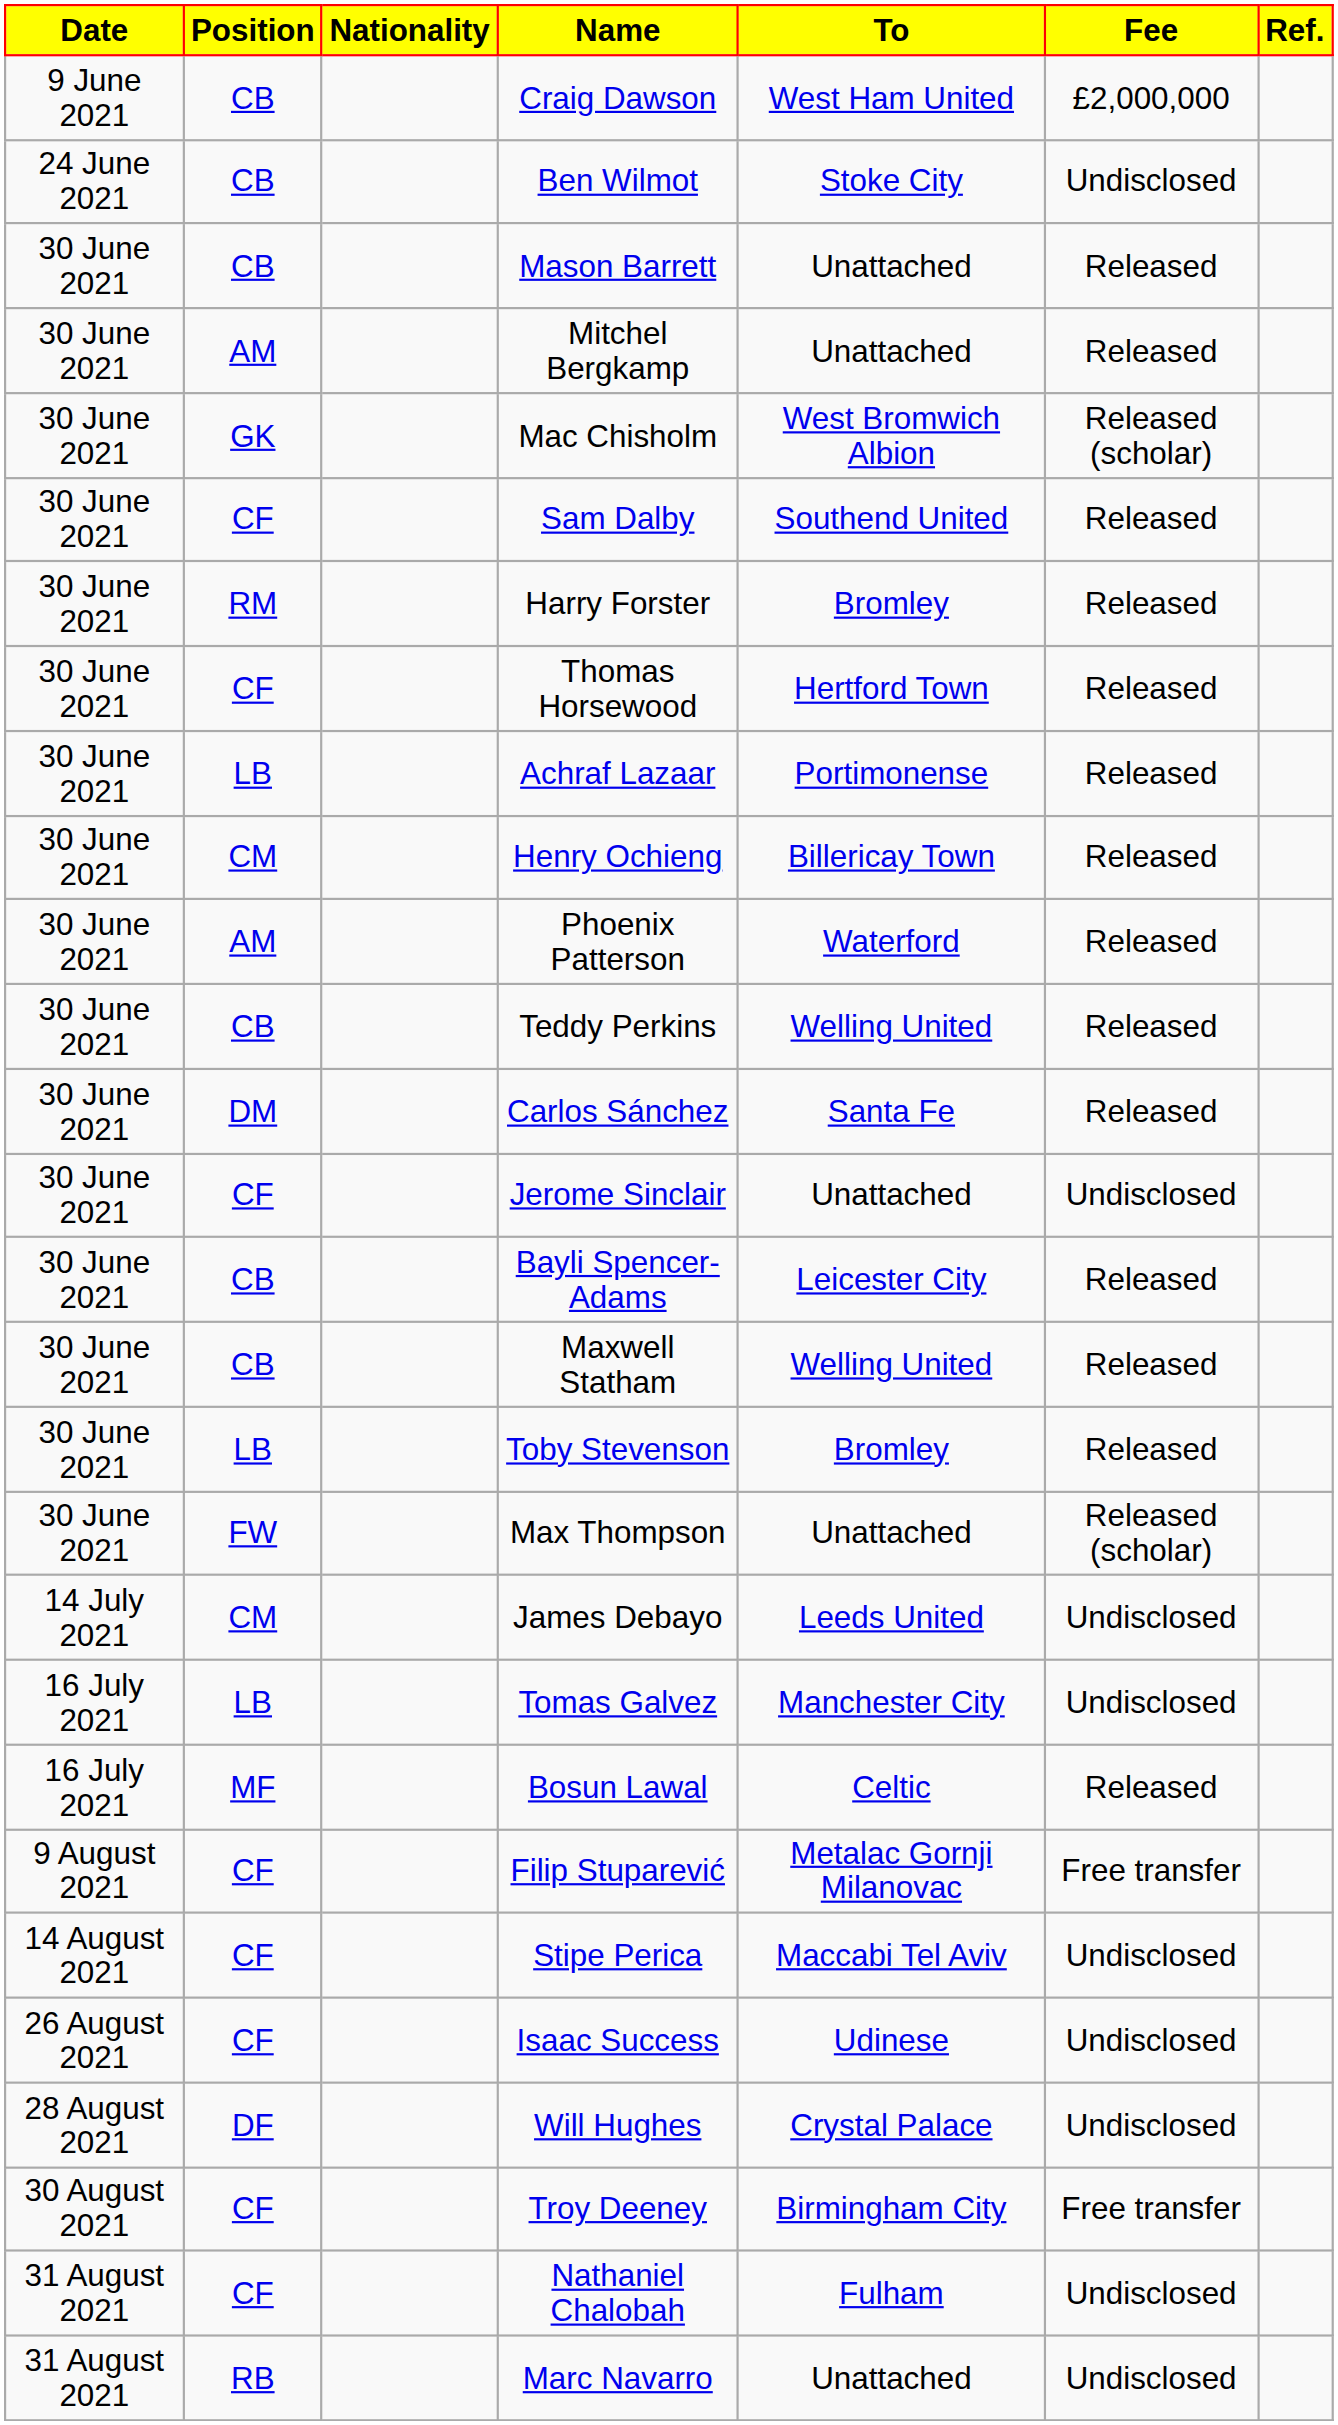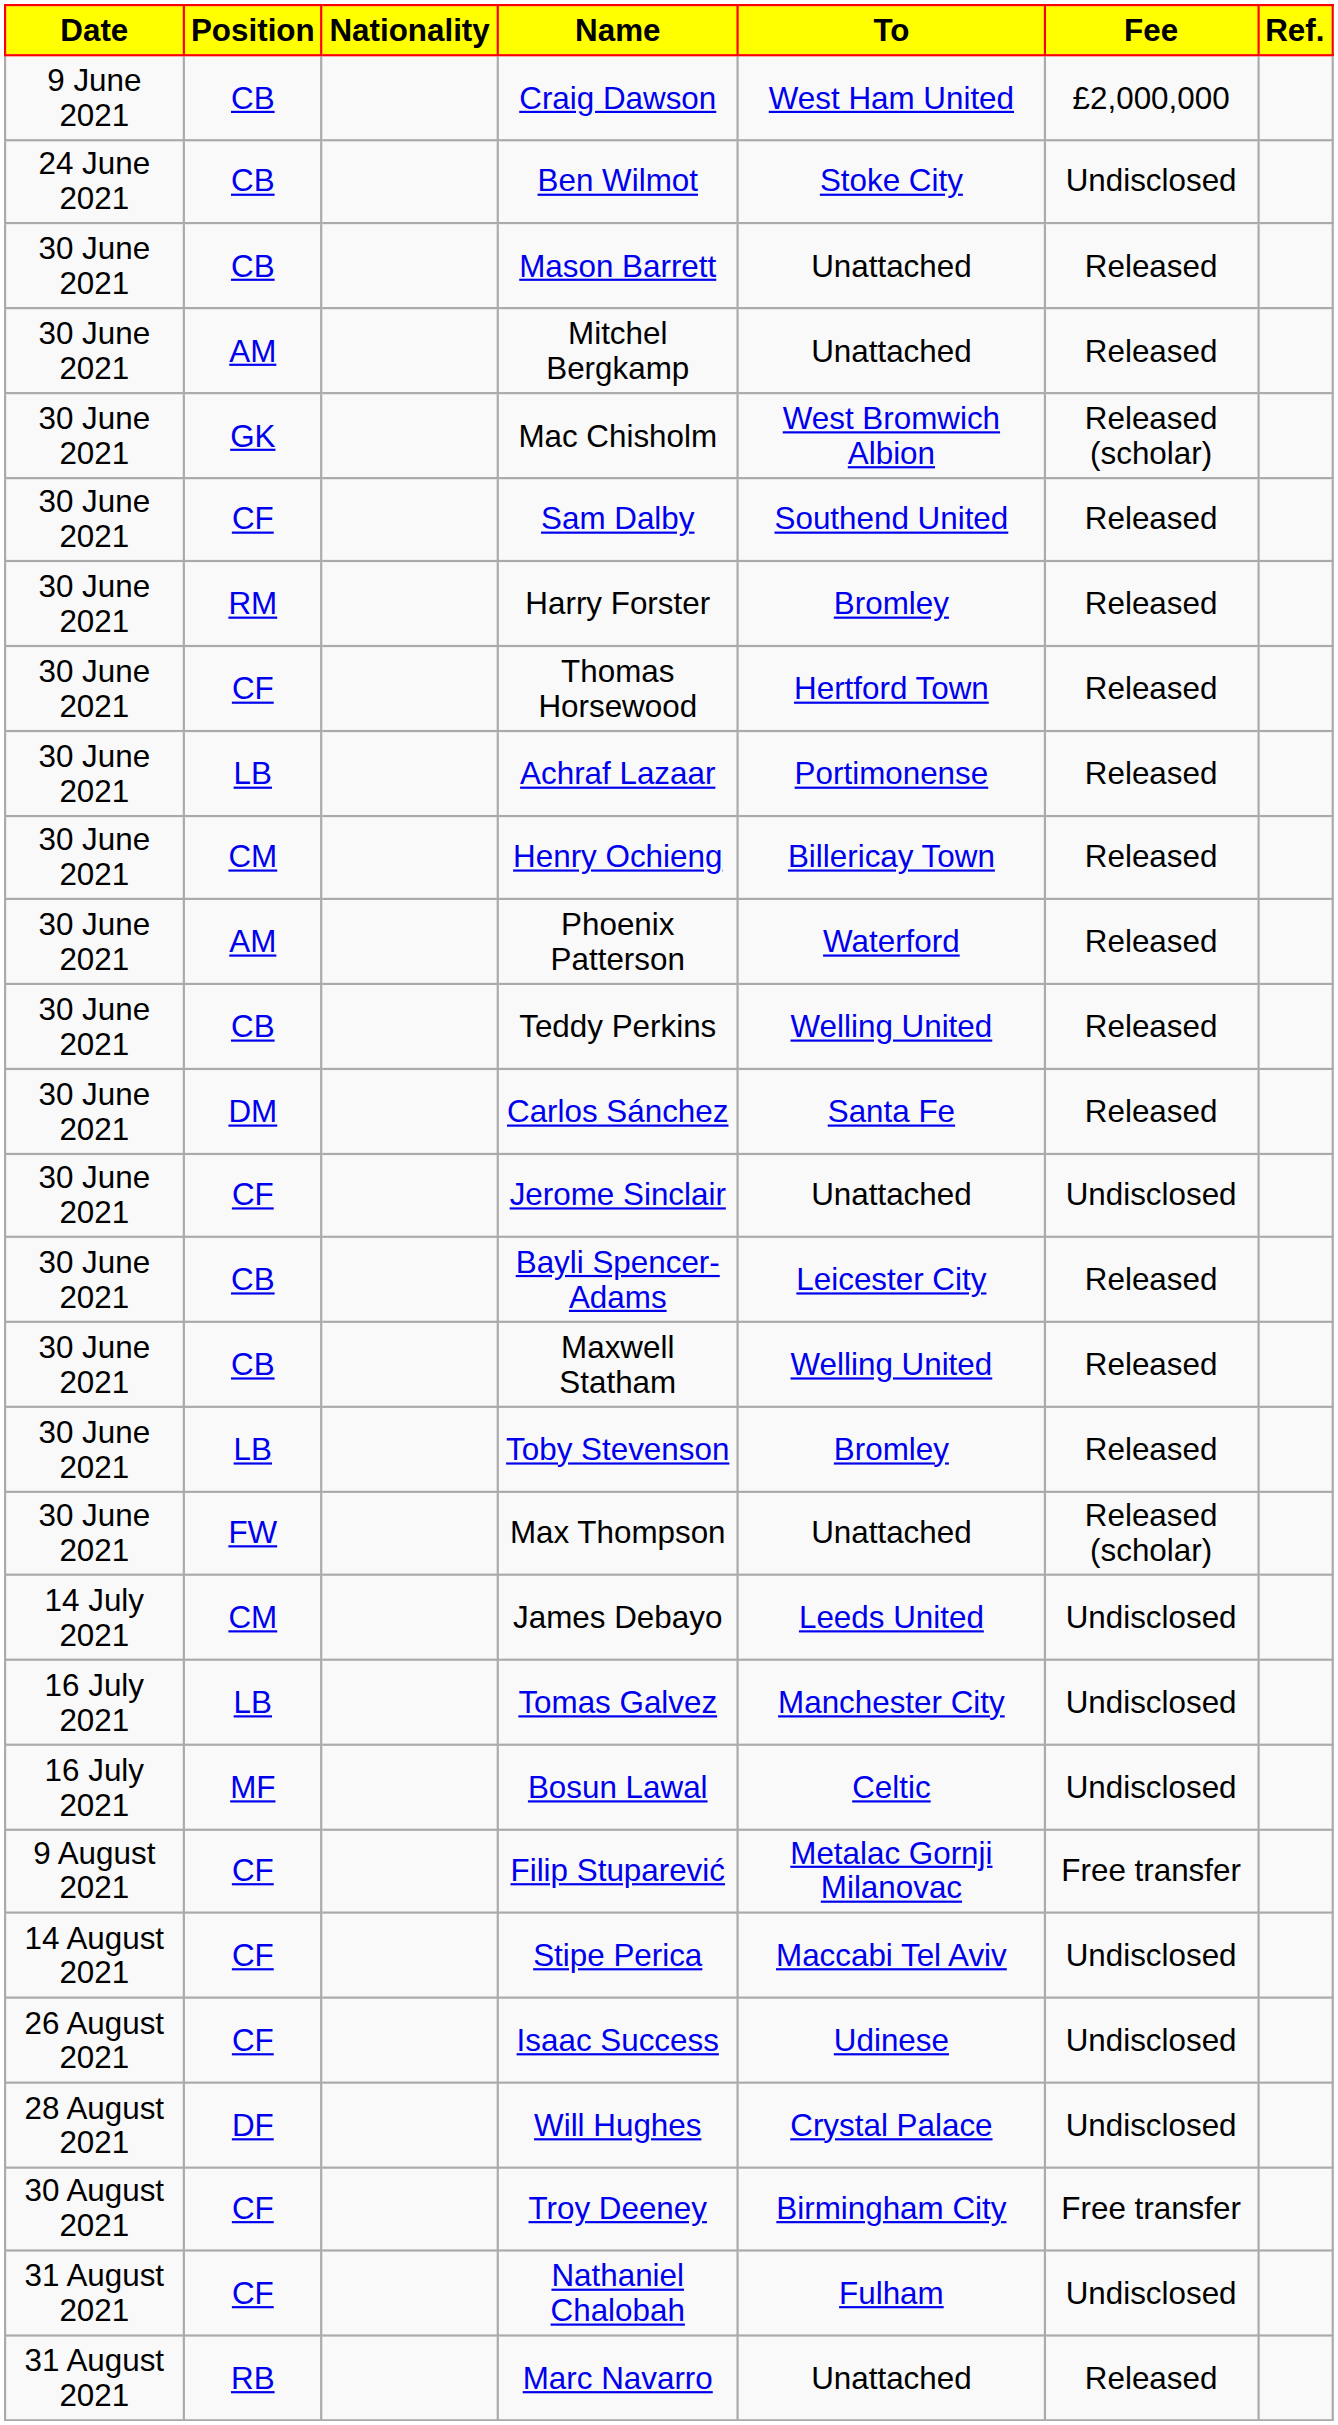(1151, 1787) Released -> (1151, 1787) Undisclosed
(1151, 2378) Undisclosed -> (1151, 2378) Released
